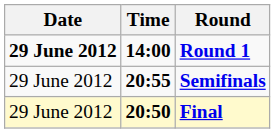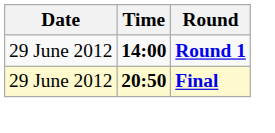(63, 50) bold -> (61, 50) normal
- row: (223, 81)
